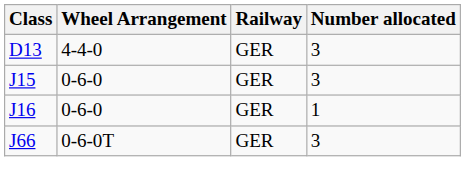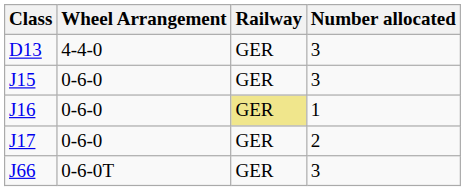(254, 110) no background -> (254, 110) khaki background
+ row: (22, 140)
